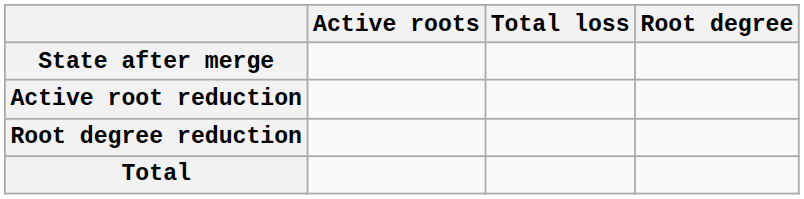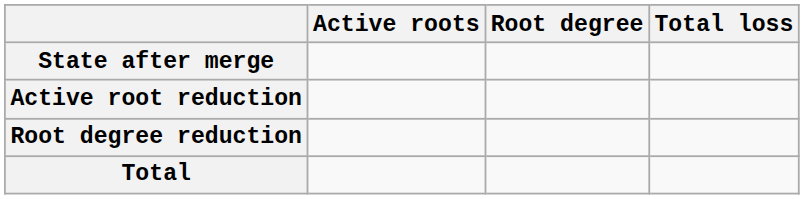columns swapped: (560, 24) <-> (717, 24)
